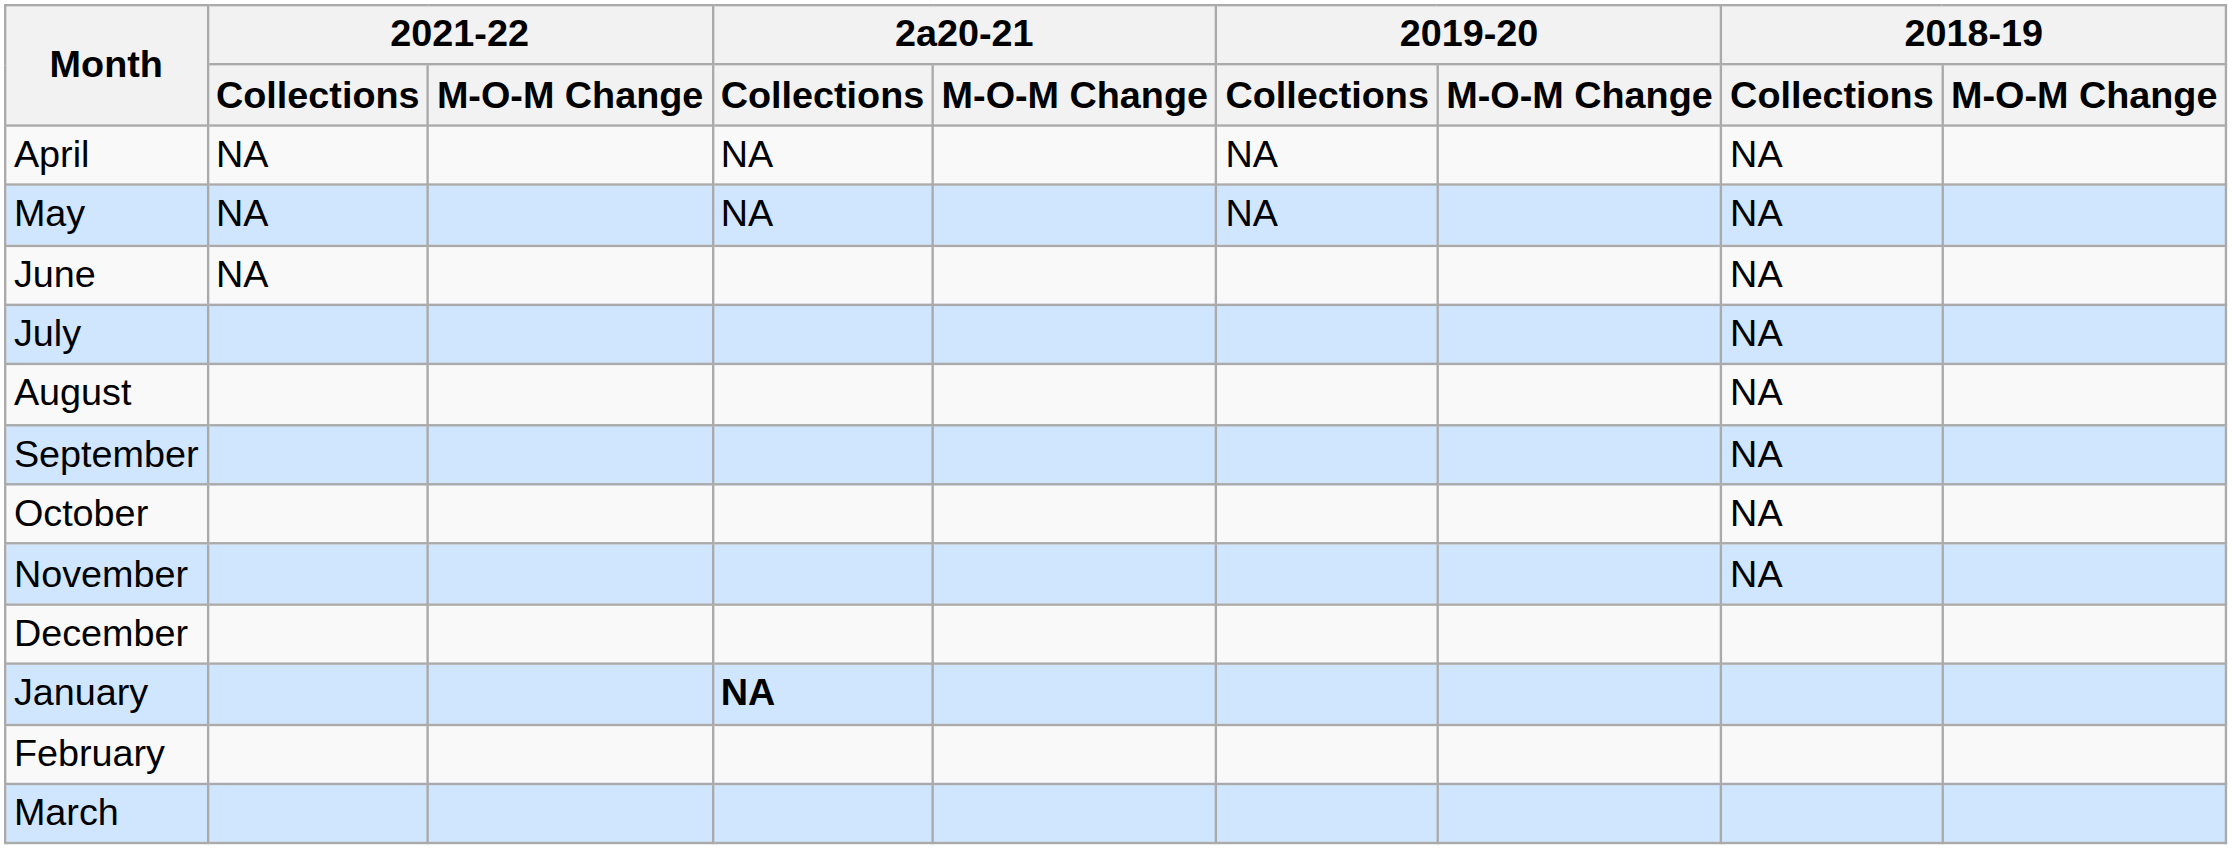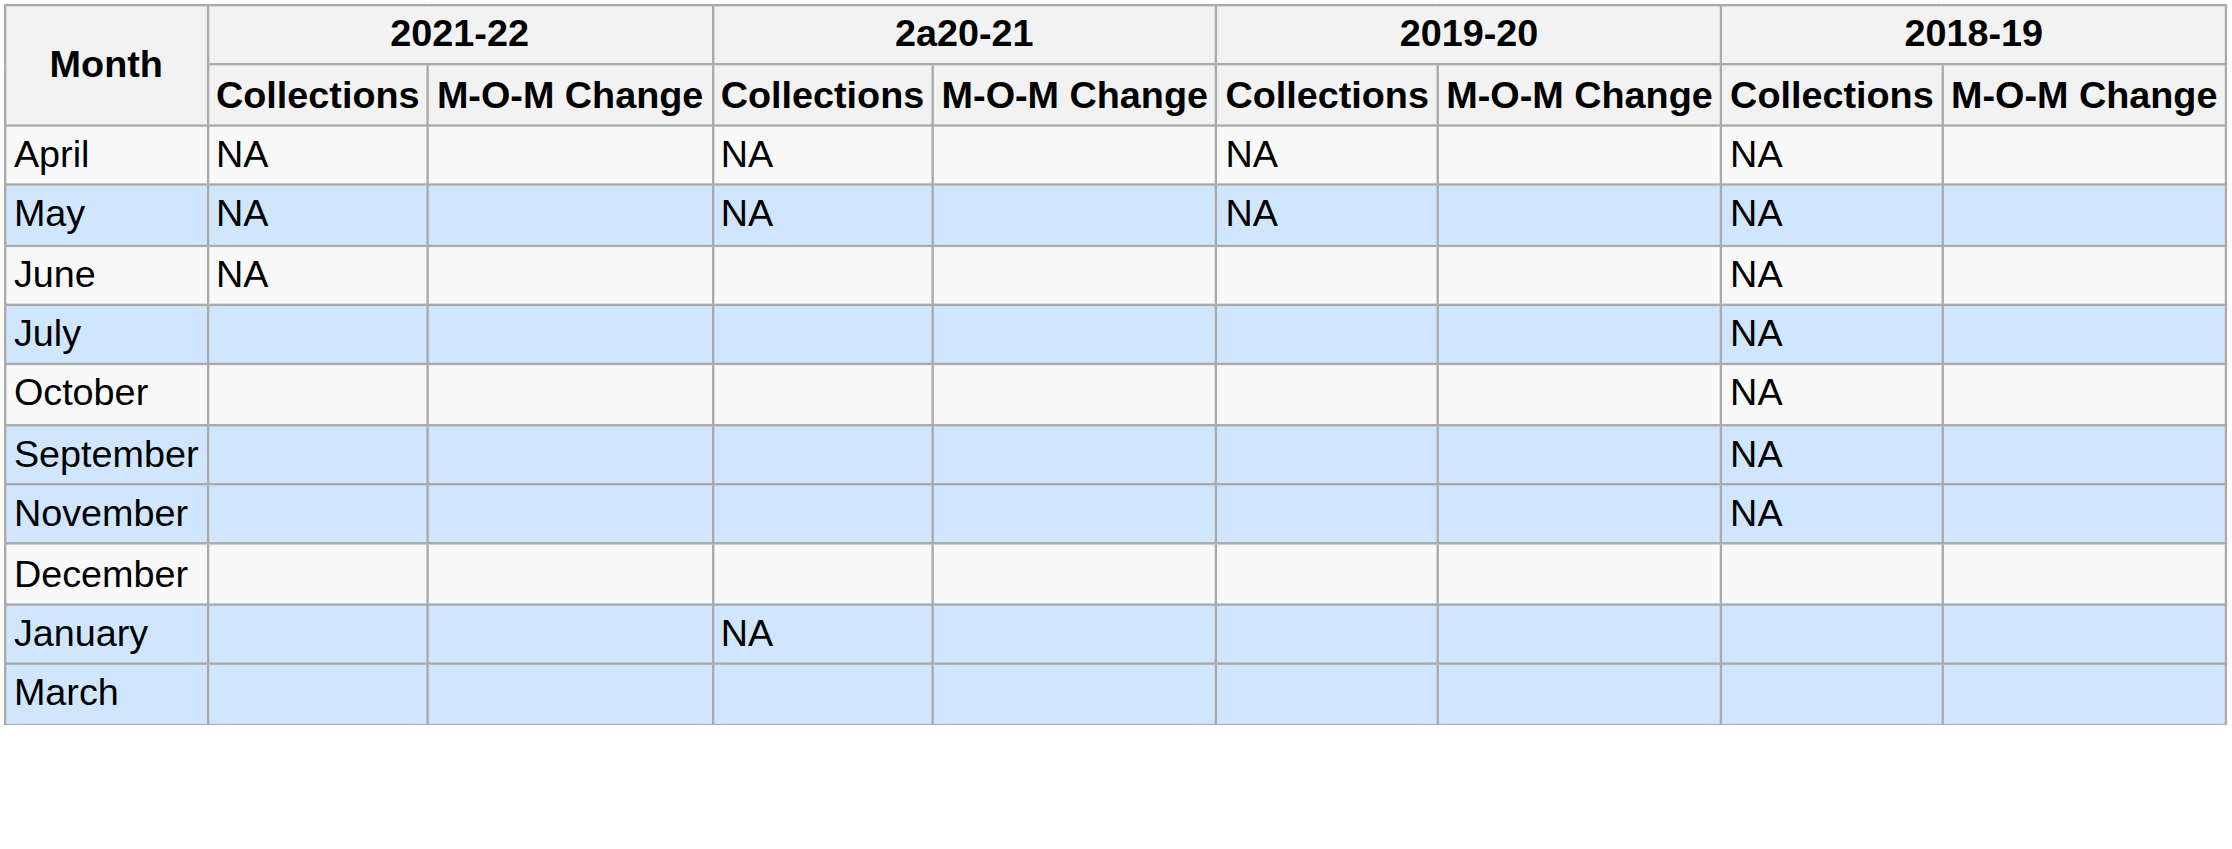- row: (73, 393)
rows swapped: (106, 453) <-> (81, 513)
(748, 693) bold -> (747, 633) normal
- row: (89, 753)
